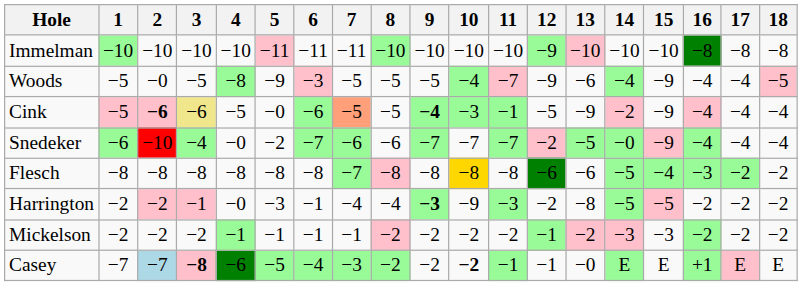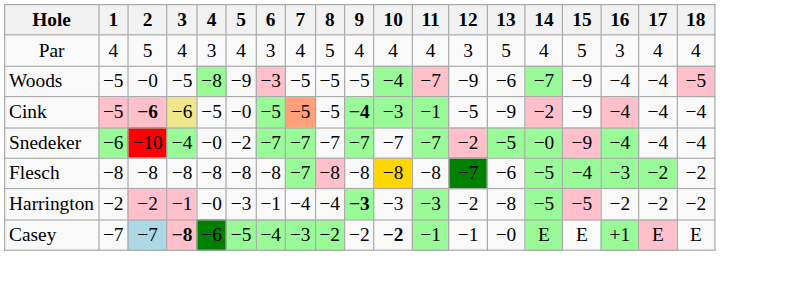+ row: (52, 50)
- row: (51, 50)
(624, 81) −4 -> (544, 81) −7
(313, 111) −6 -> (271, 111) −5
(352, 142) −6 -> (300, 142) −7
(390, 142) −6 -> (330, 142) −7
(547, 173) −6 -> (468, 173) −7
(469, 204) −9 -> (393, 204) −3
- row: (50, 234)
